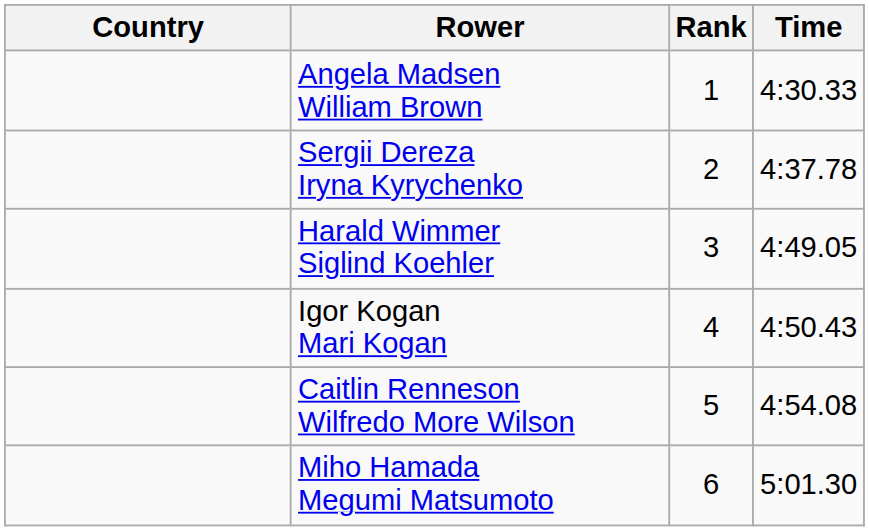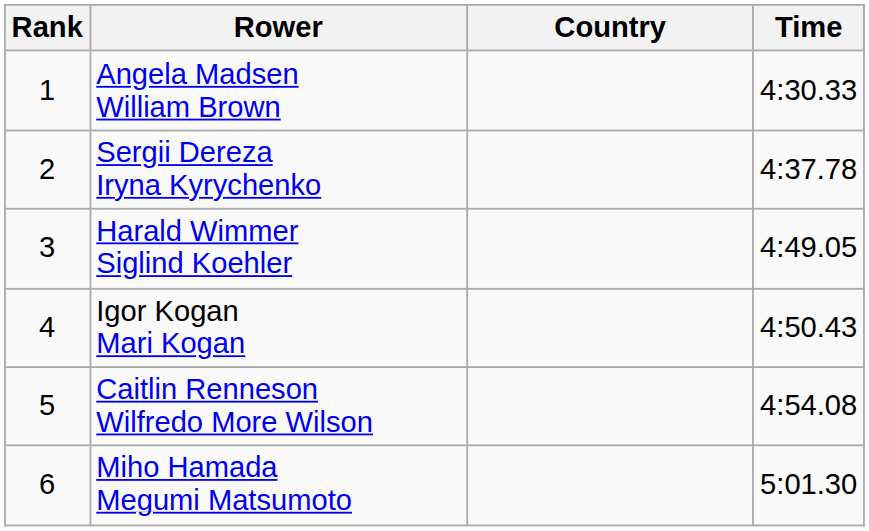columns swapped: (711, 27) <-> (148, 27)
